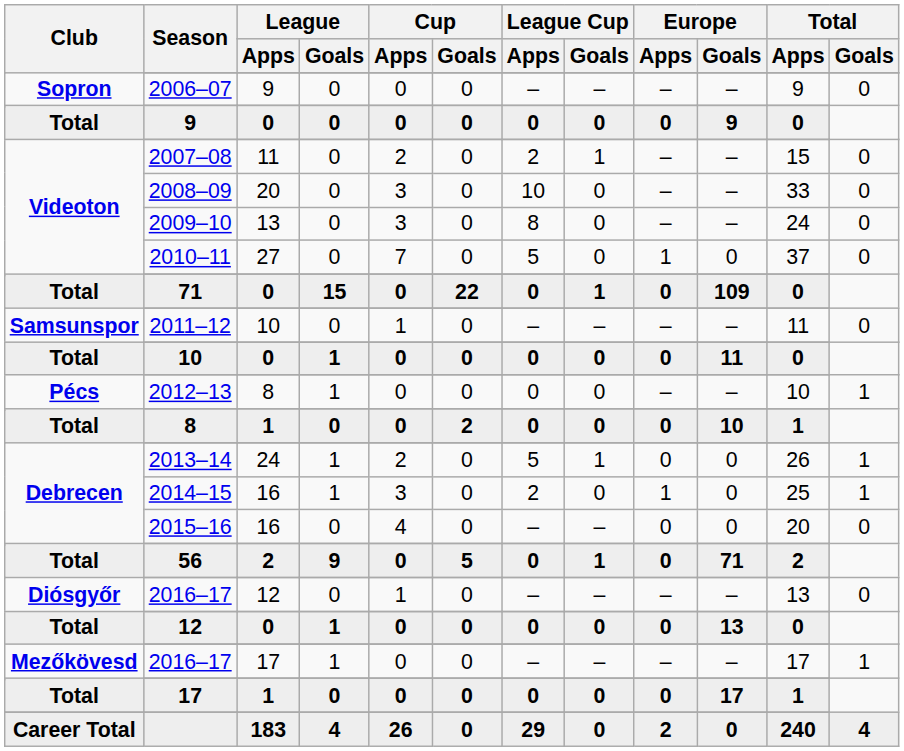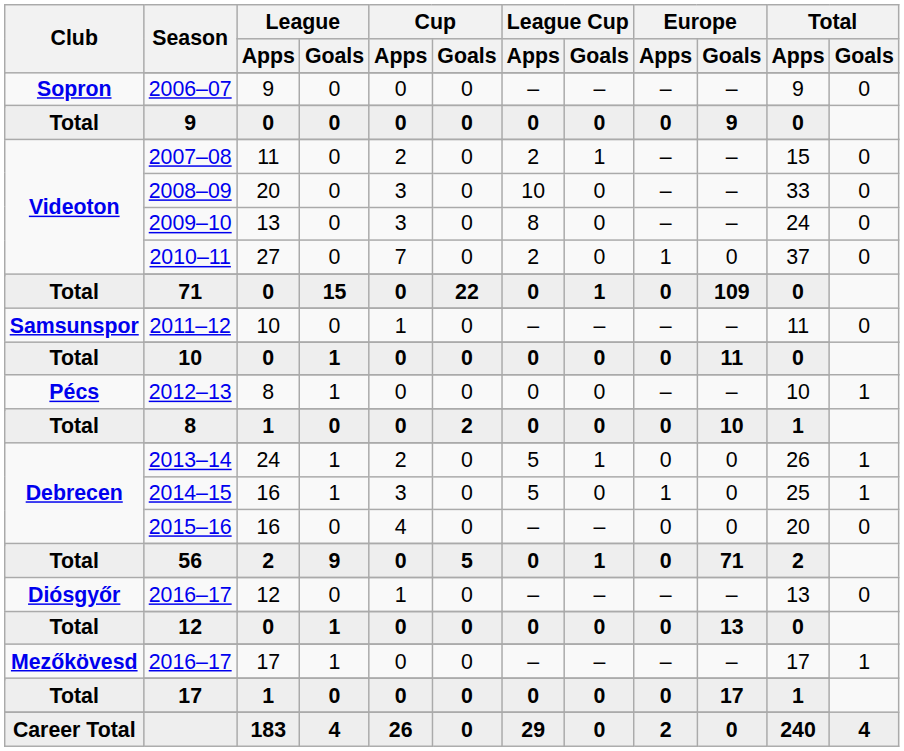(533, 258) 5 -> (533, 258) 2
(533, 493) 2 -> (533, 493) 5
